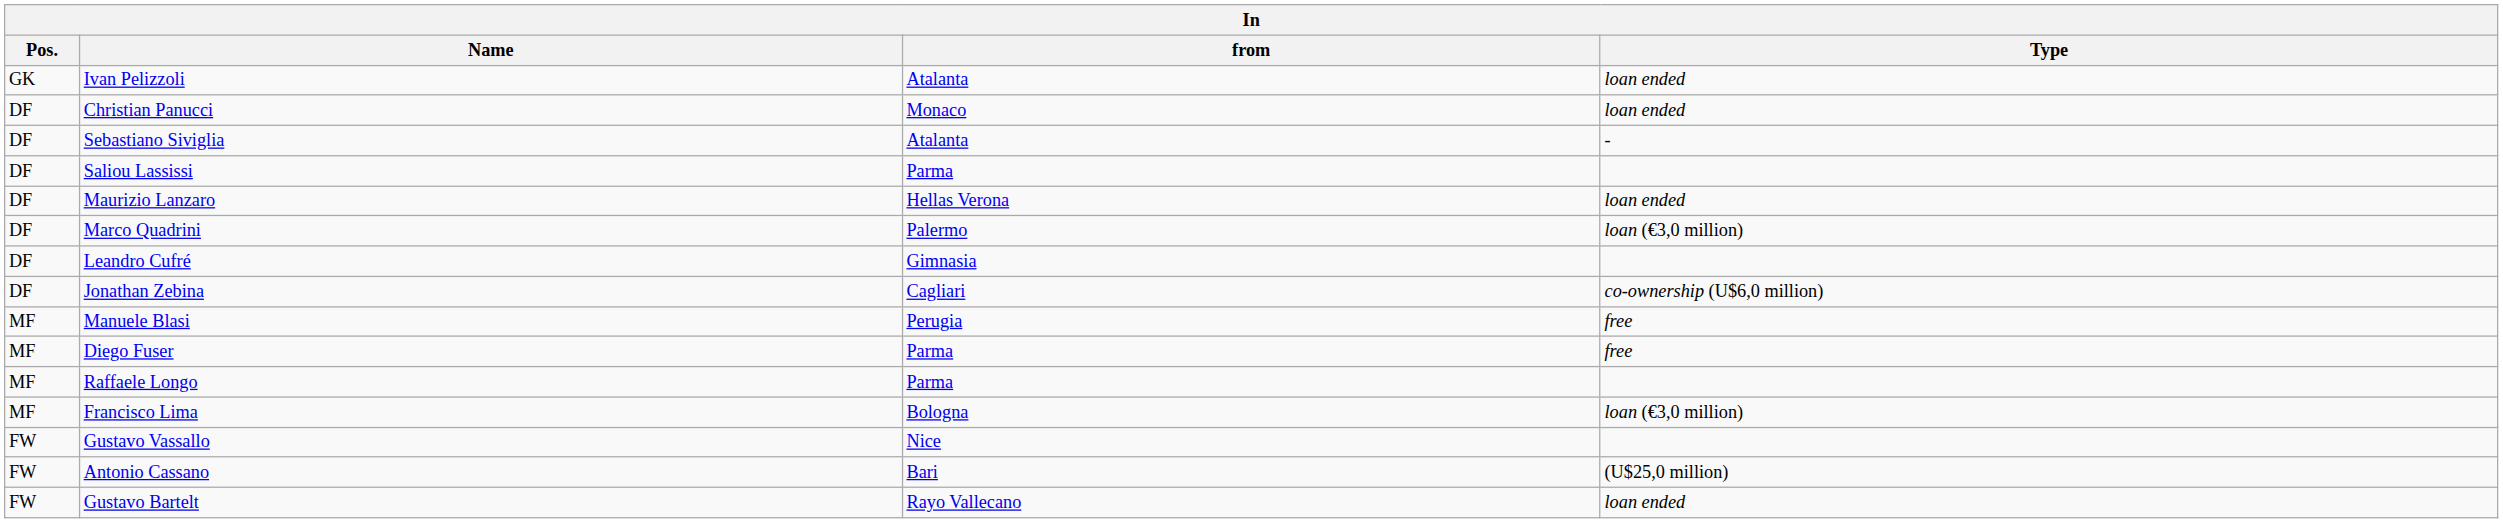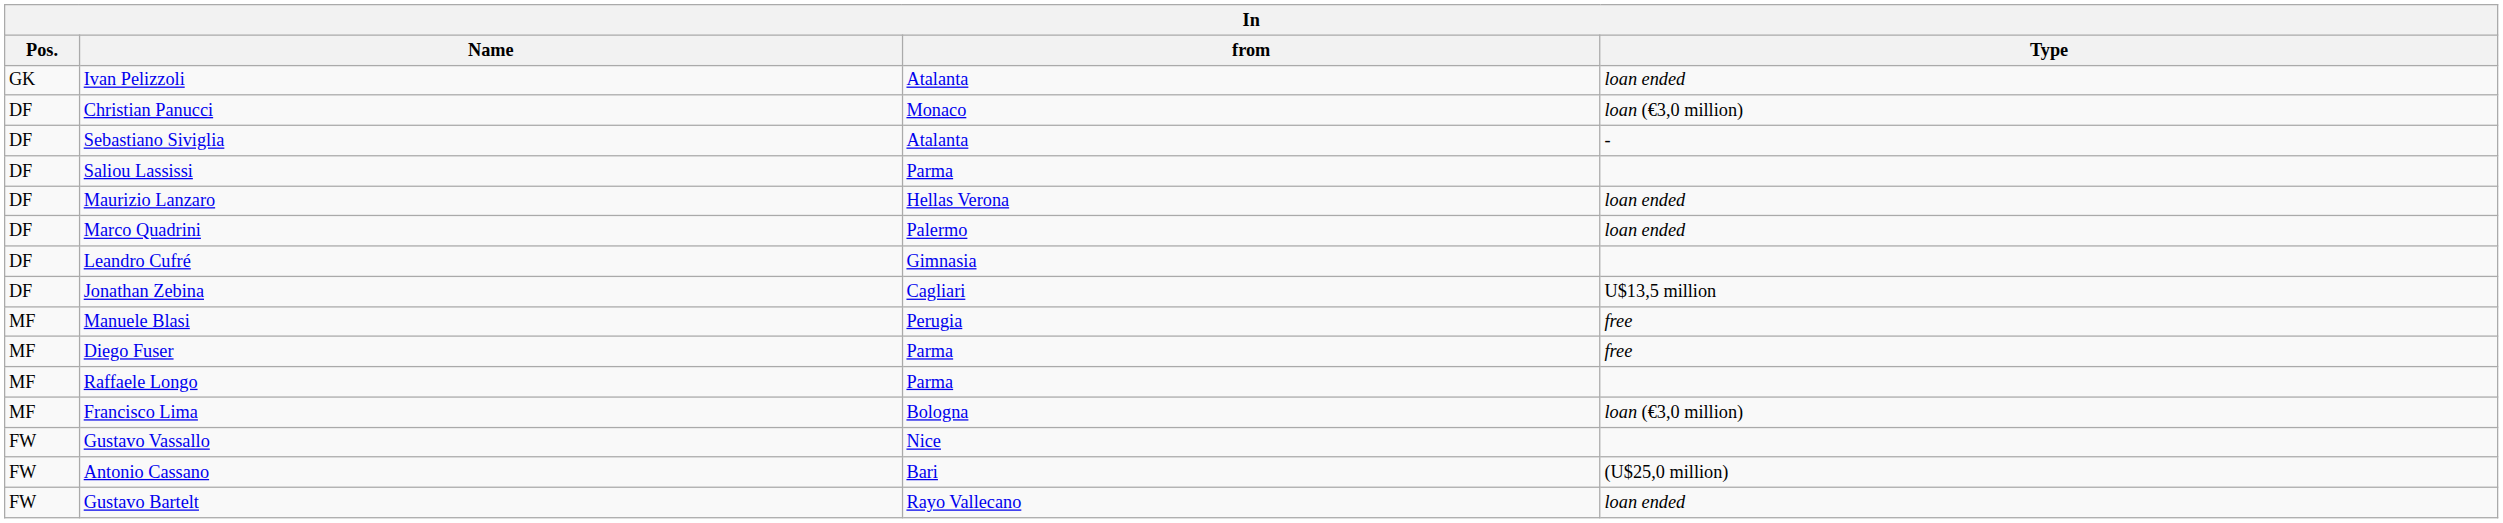(1645, 110) loan ended -> (1674, 110) loan (€3,0 million)
(1674, 231) loan (€3,0 million) -> (1645, 231) loan ended
(1714, 291) co-ownership (U$6,0 million) -> (1660, 291) U$13,5 million
